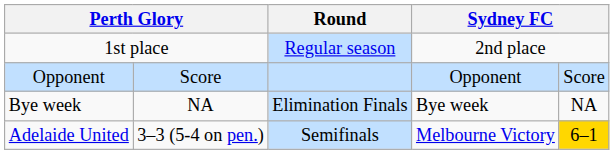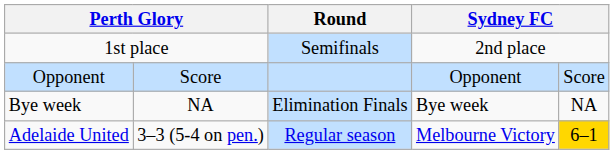(340, 47) Regular season -> (340, 47) Semifinals
(340, 134) Semifinals -> (340, 134) Regular season
